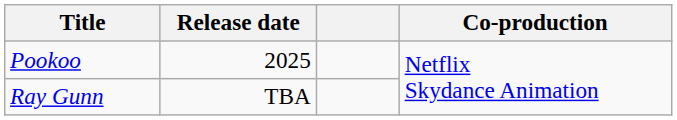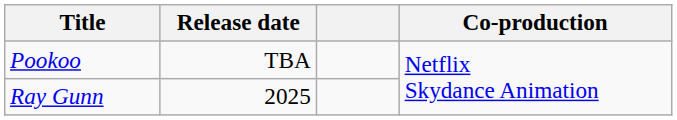(288, 59) 2025 -> (288, 59) TBA
(288, 96) TBA -> (288, 96) 2025
